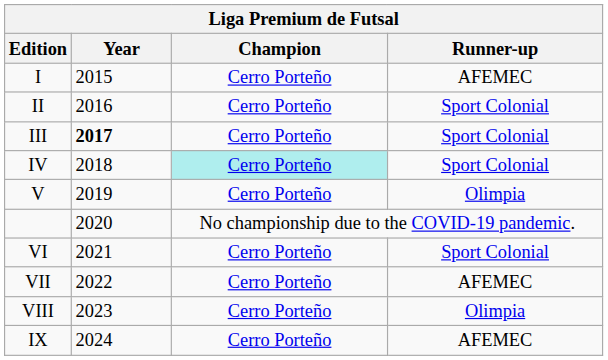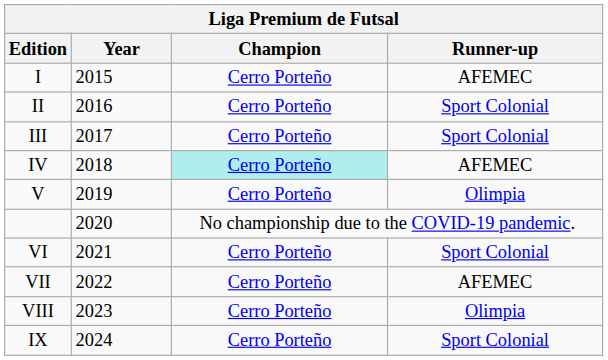(94, 135) bold -> (94, 135) normal
(495, 164) Sport Colonial -> (495, 164) AFEMEC
(495, 340) AFEMEC -> (495, 340) Sport Colonial
